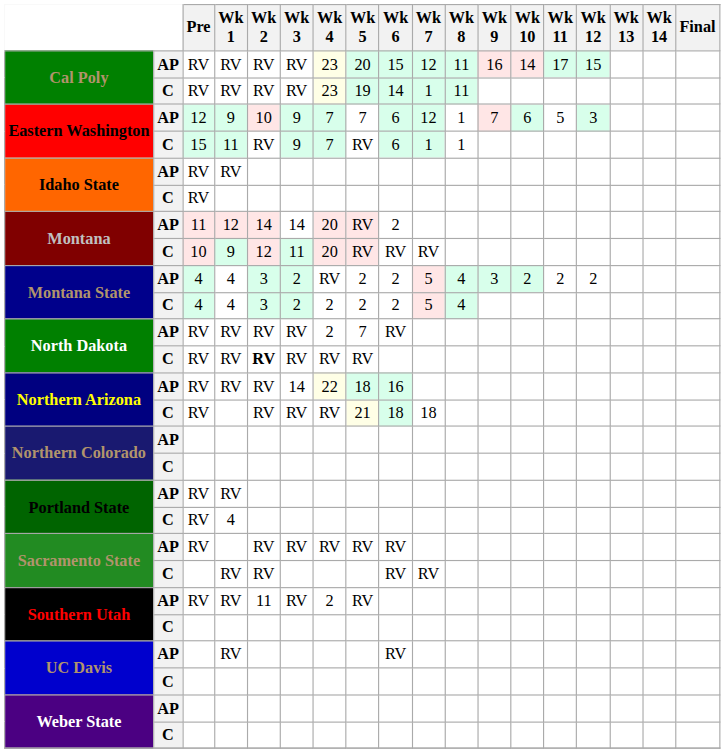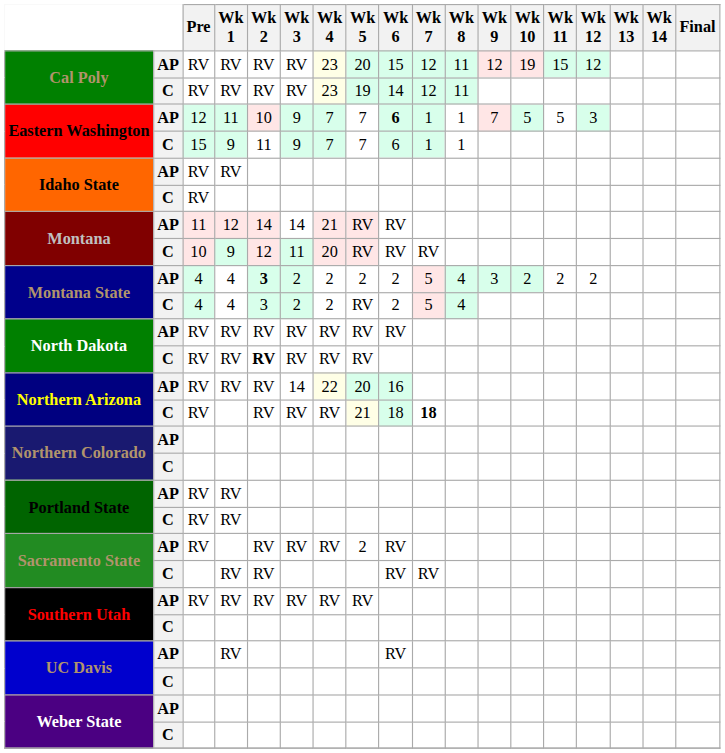(494, 64) 16 -> (494, 64) 12
(527, 64) 14 -> (527, 64) 19
(560, 64) 17 -> (560, 64) 15
(593, 64) 15 -> (593, 64) 12
(428, 91) 1 -> (428, 91) 12
(231, 118) 9 -> (231, 118) 11
(396, 118) normal -> (396, 118) bold
(428, 118) 12 -> (428, 118) 1
(527, 118) 6 -> (527, 118) 5
(231, 144) 11 -> (231, 144) 9
(264, 144) RV -> (264, 144) 11
(363, 144) RV -> (363, 144) 7
(330, 225) 20 -> (330, 225) 21
(396, 225) 2 -> (396, 225) RV
(264, 279) normal -> (264, 279) bold
(330, 279) RV -> (330, 279) 2
(363, 305) 2 -> (363, 305) RV
(330, 332) 2 -> (330, 332) RV
(363, 332) 7 -> (363, 332) RV
(363, 386) 18 -> (363, 386) 20
(428, 413) normal -> (428, 413) bold
(231, 520) 4 -> (231, 520) RV
(363, 547) RV -> (363, 547) 2
(264, 601) 11 -> (264, 601) RV
(330, 601) 2 -> (330, 601) RV
